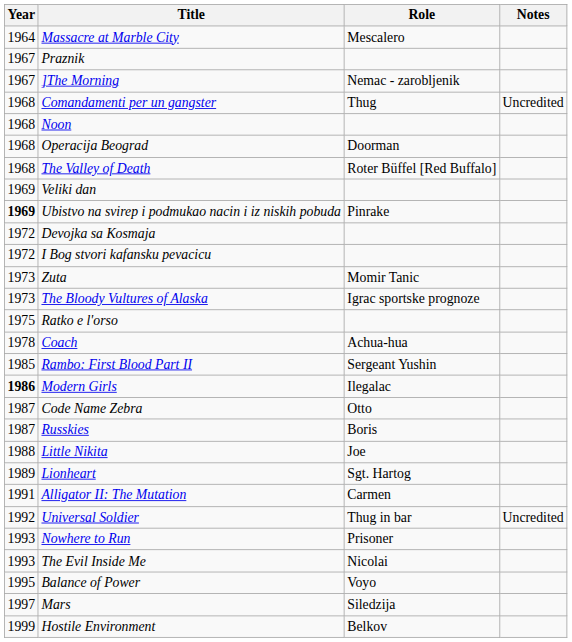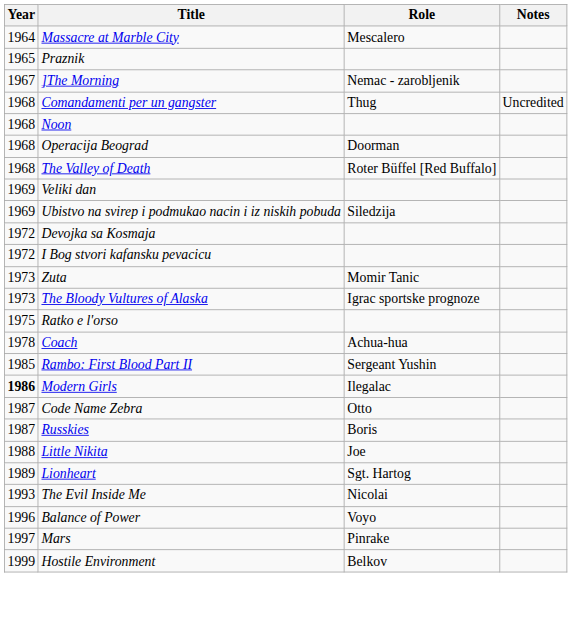(21, 59) 1967 -> (21, 59) 1965
(21, 211) bold -> (21, 211) normal
(368, 211) Pinrake -> (371, 211) Siledzija
- row: (114, 495)
- row: (90, 517)
- row: (86, 539)
(21, 582) 1995 -> (21, 517) 1996
(371, 604) Siledzija -> (368, 539) Pinrake
